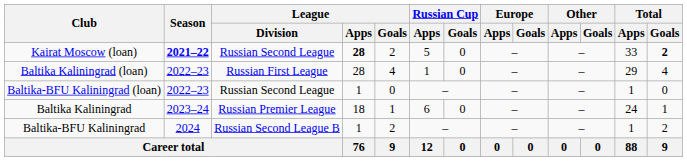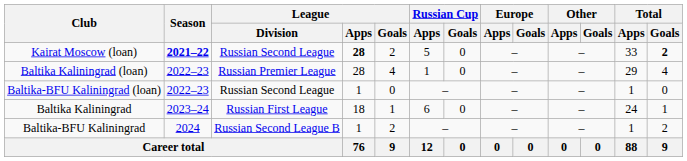(277, 71) Russian First League -> (277, 71) Russian Premier League
(277, 109) Russian Premier League -> (277, 109) Russian First League
